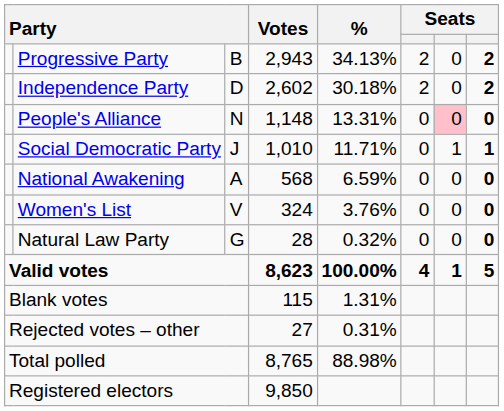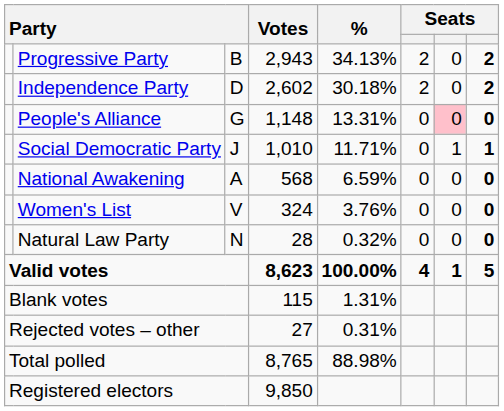(237, 118) N -> (237, 118) G
(237, 239) G -> (237, 239) N
